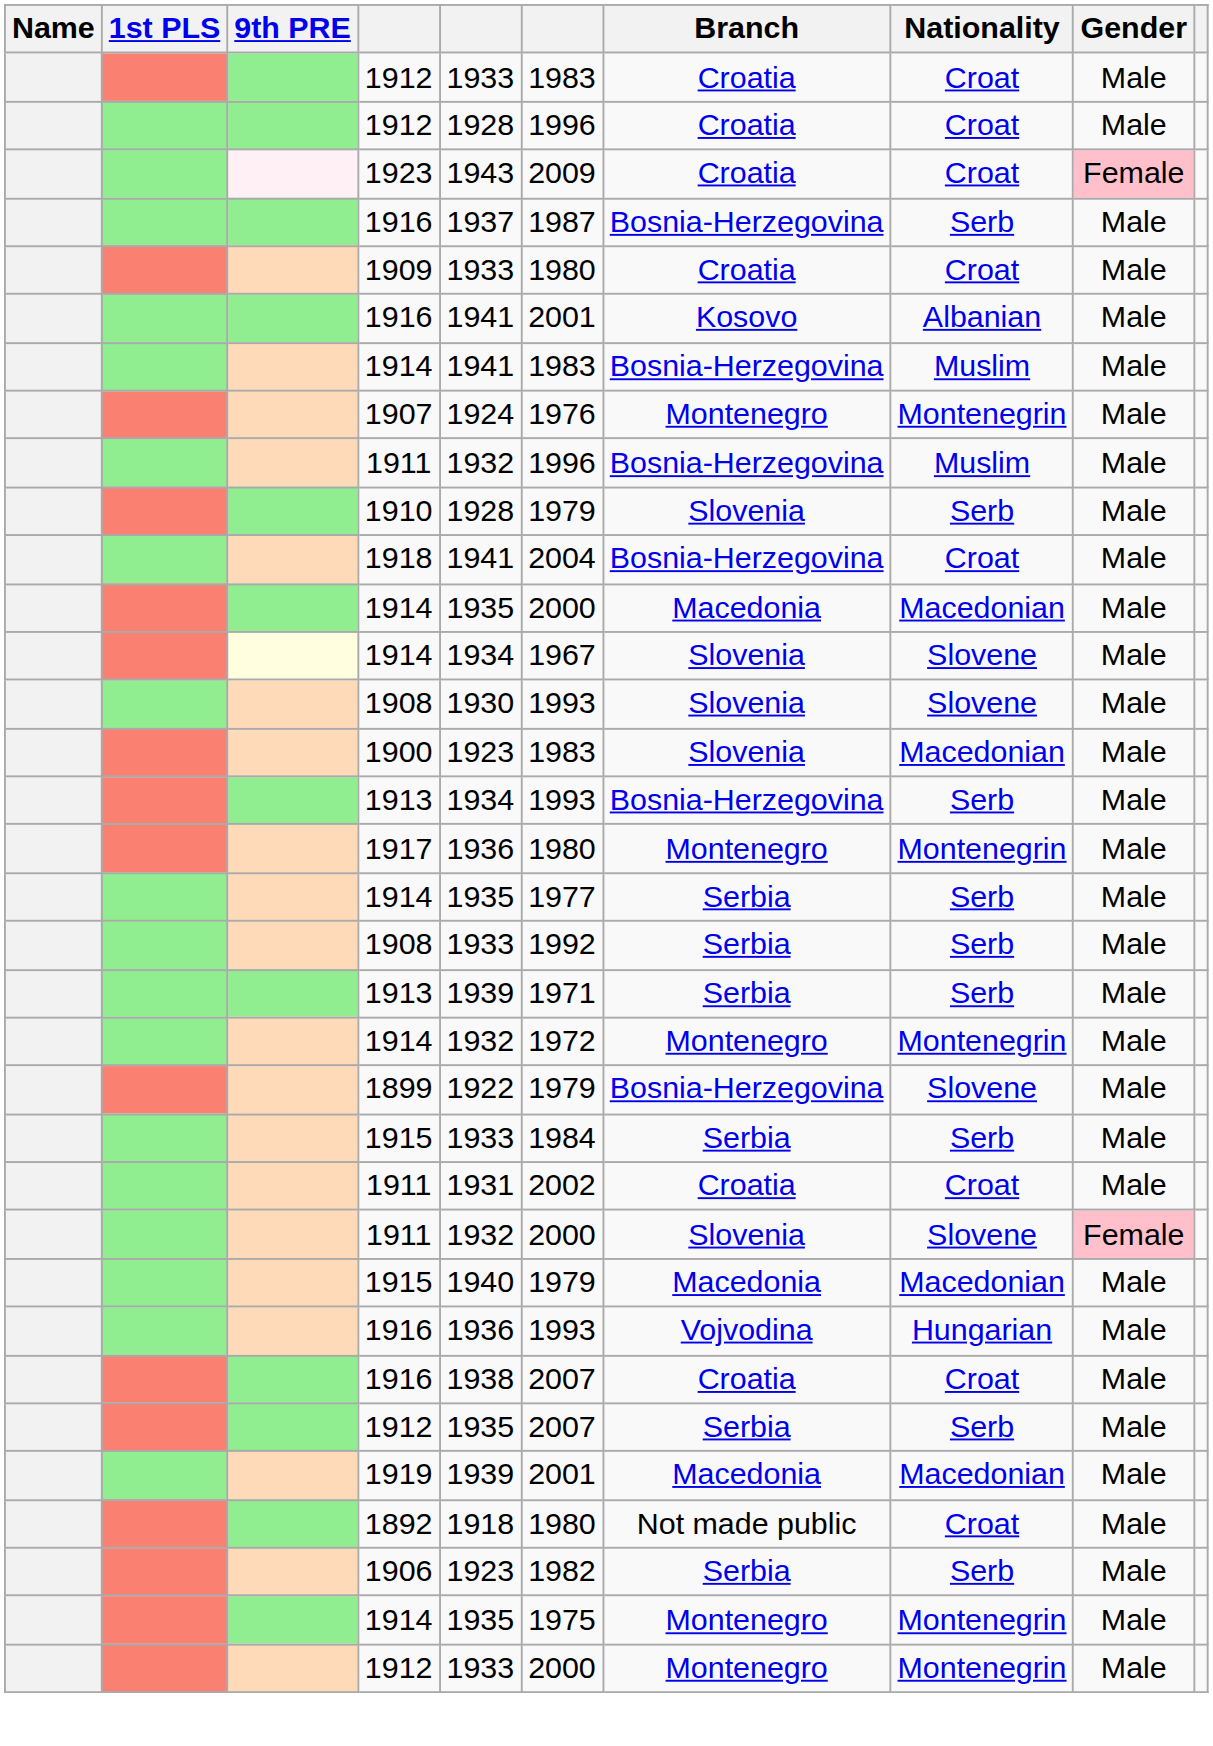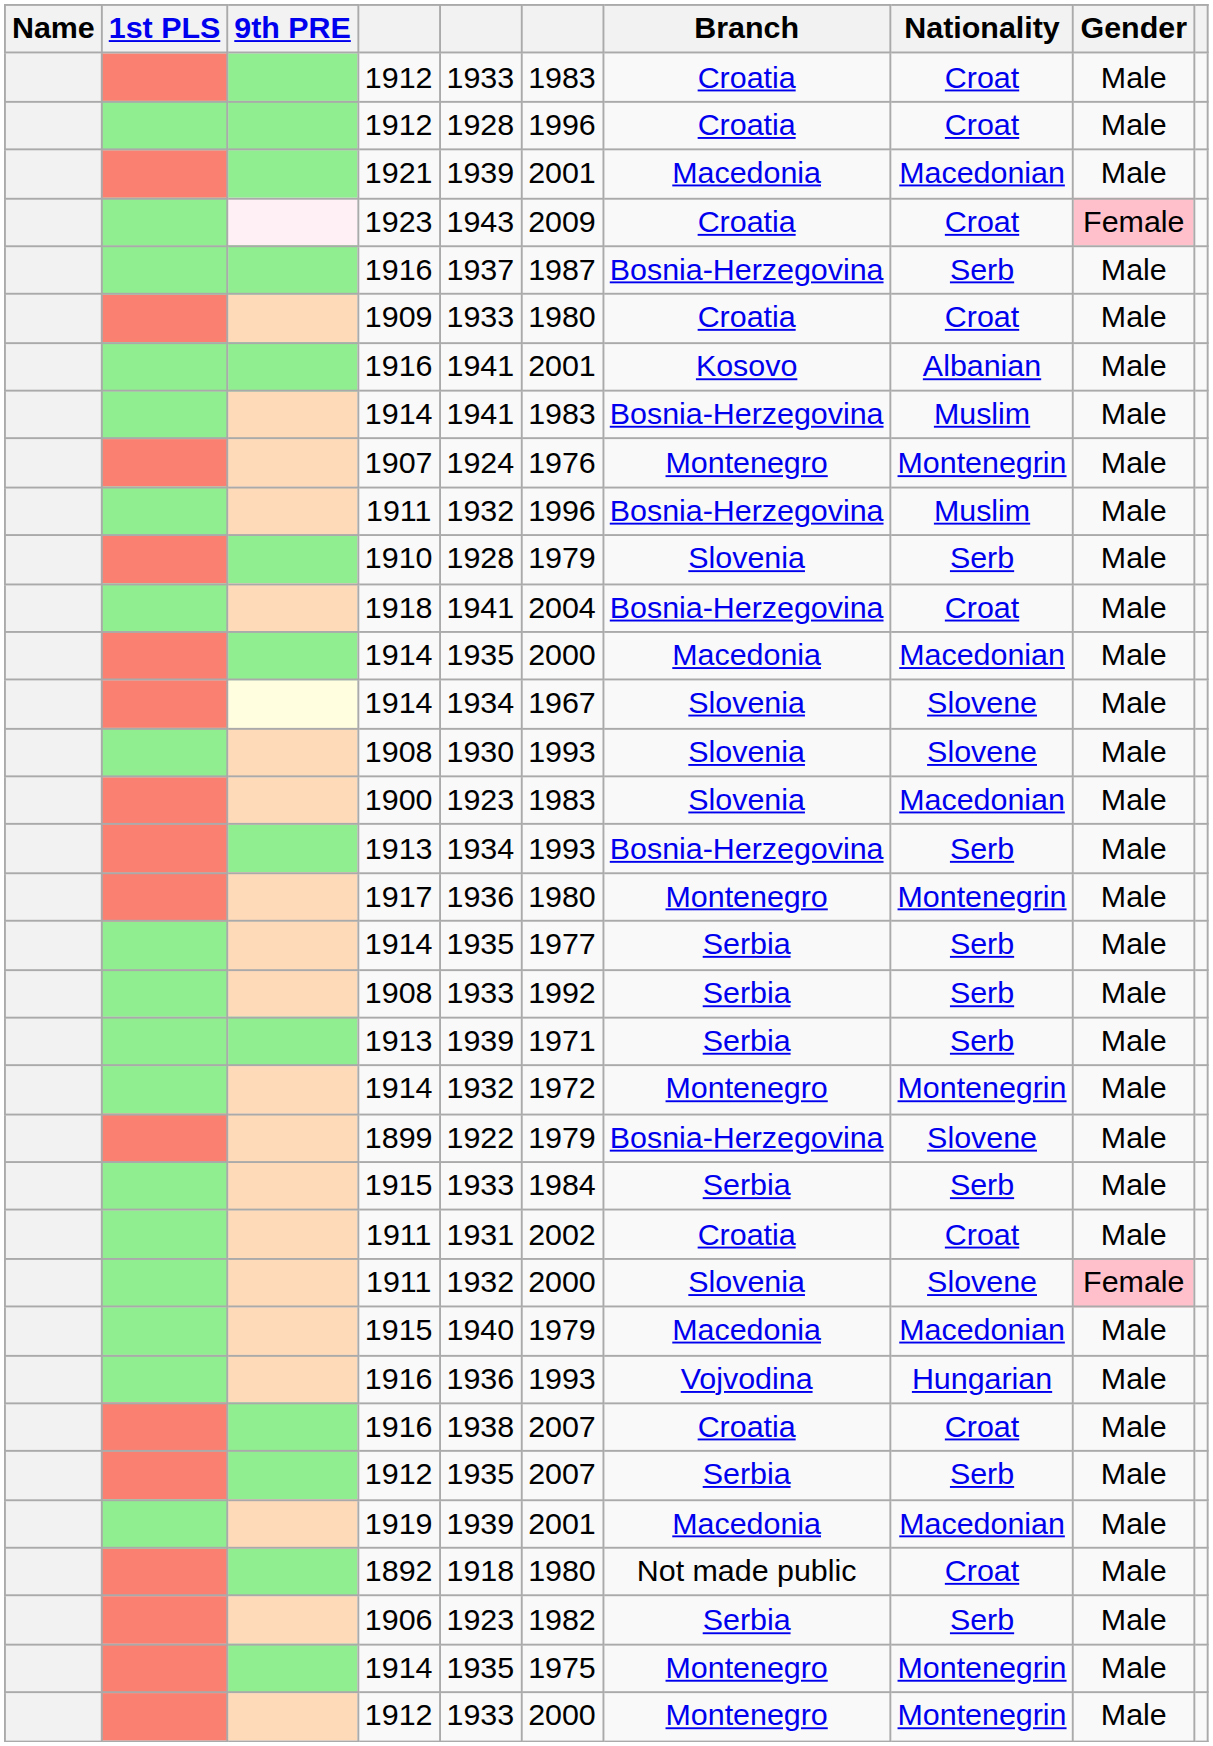+ row: (53, 174)
